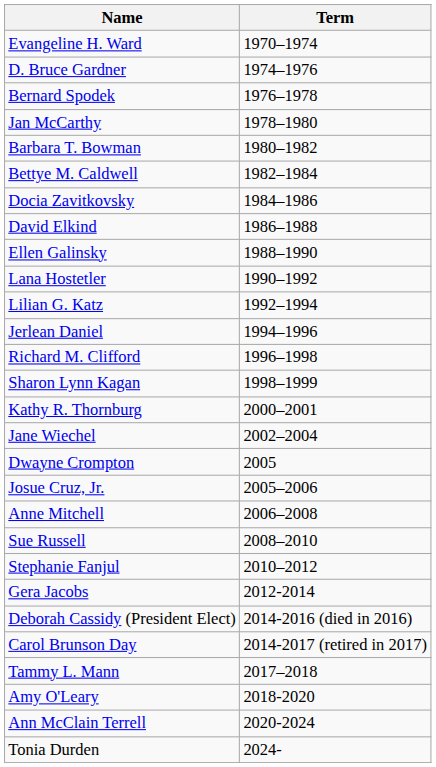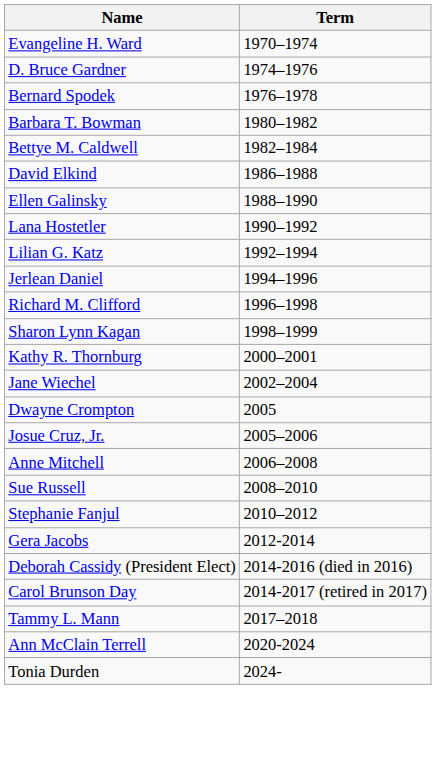- row: (55, 122)
- row: (71, 200)
- row: (54, 697)
